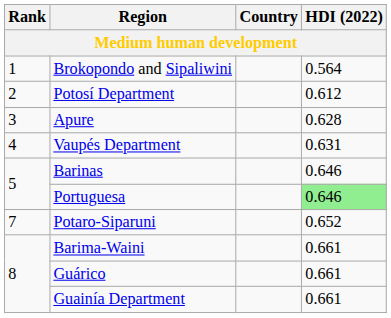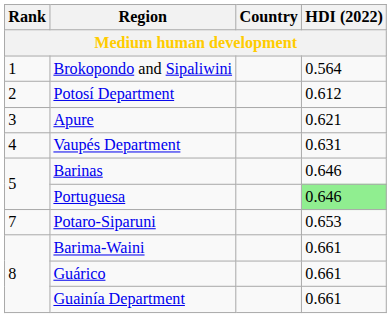(324, 119) 0.628 -> (324, 119) 0.621
(324, 222) 0.652 -> (324, 222) 0.653
